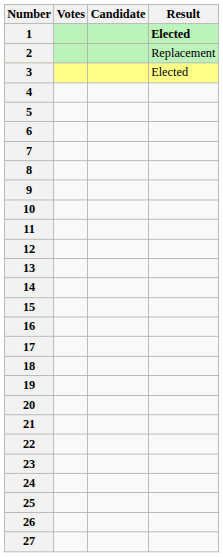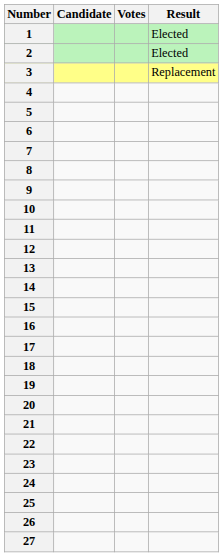columns swapped: (118, 14) <-> (71, 14)
(171, 33) bold -> (170, 33) normal
(183, 53) Replacement -> (170, 53) Elected
(170, 72) Elected -> (183, 72) Replacement
